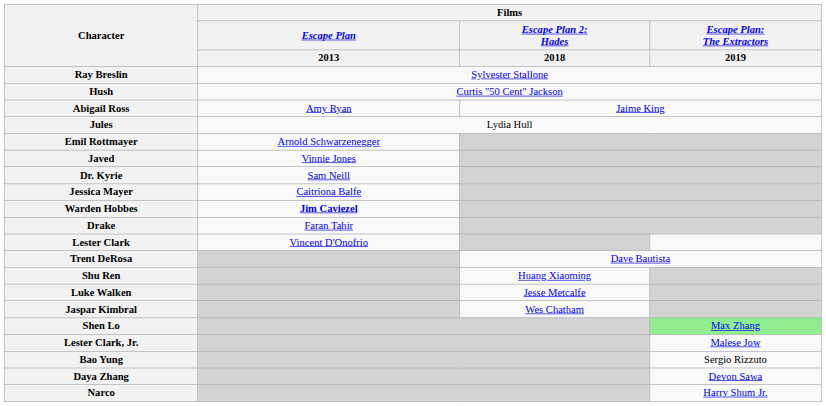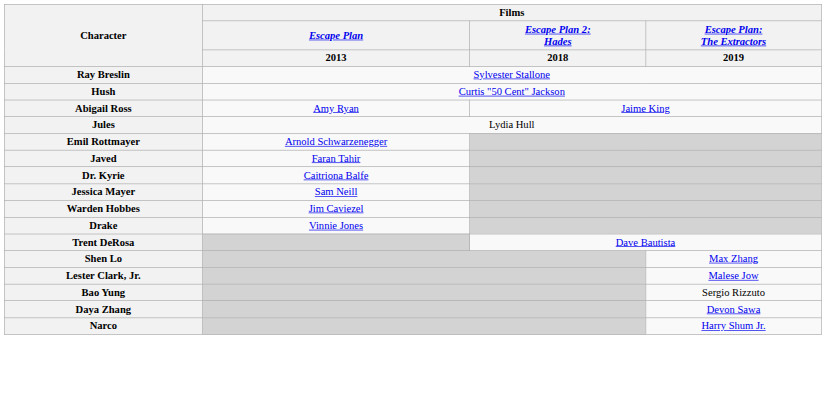(329, 158) Vinnie Jones -> (336, 158) Faran Tahir
(329, 175) Sam Neill -> (336, 175) Caitriona Balfe
(329, 192) Caitriona Balfe -> (336, 192) Sam Neill
(329, 208) bold -> (336, 208) normal
(329, 225) Faran Tahir -> (336, 225) Vinnie Jones
- row: (101, 242)
- row: (101, 275)
- row: (101, 292)
- row: (101, 309)
(735, 326) lightgreen background -> (734, 259) no background
